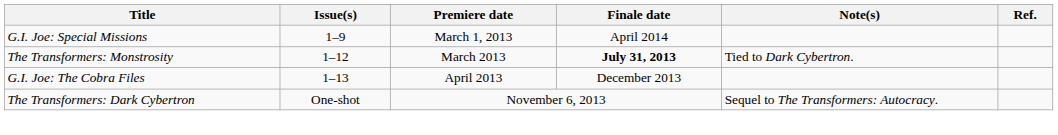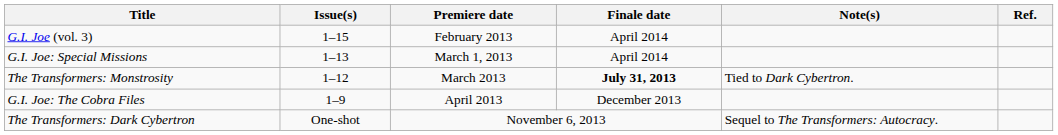+ row: (50, 36)
(335, 36) 1–9 -> (335, 57) 1–13
(335, 78) 1–13 -> (335, 99) 1–9
